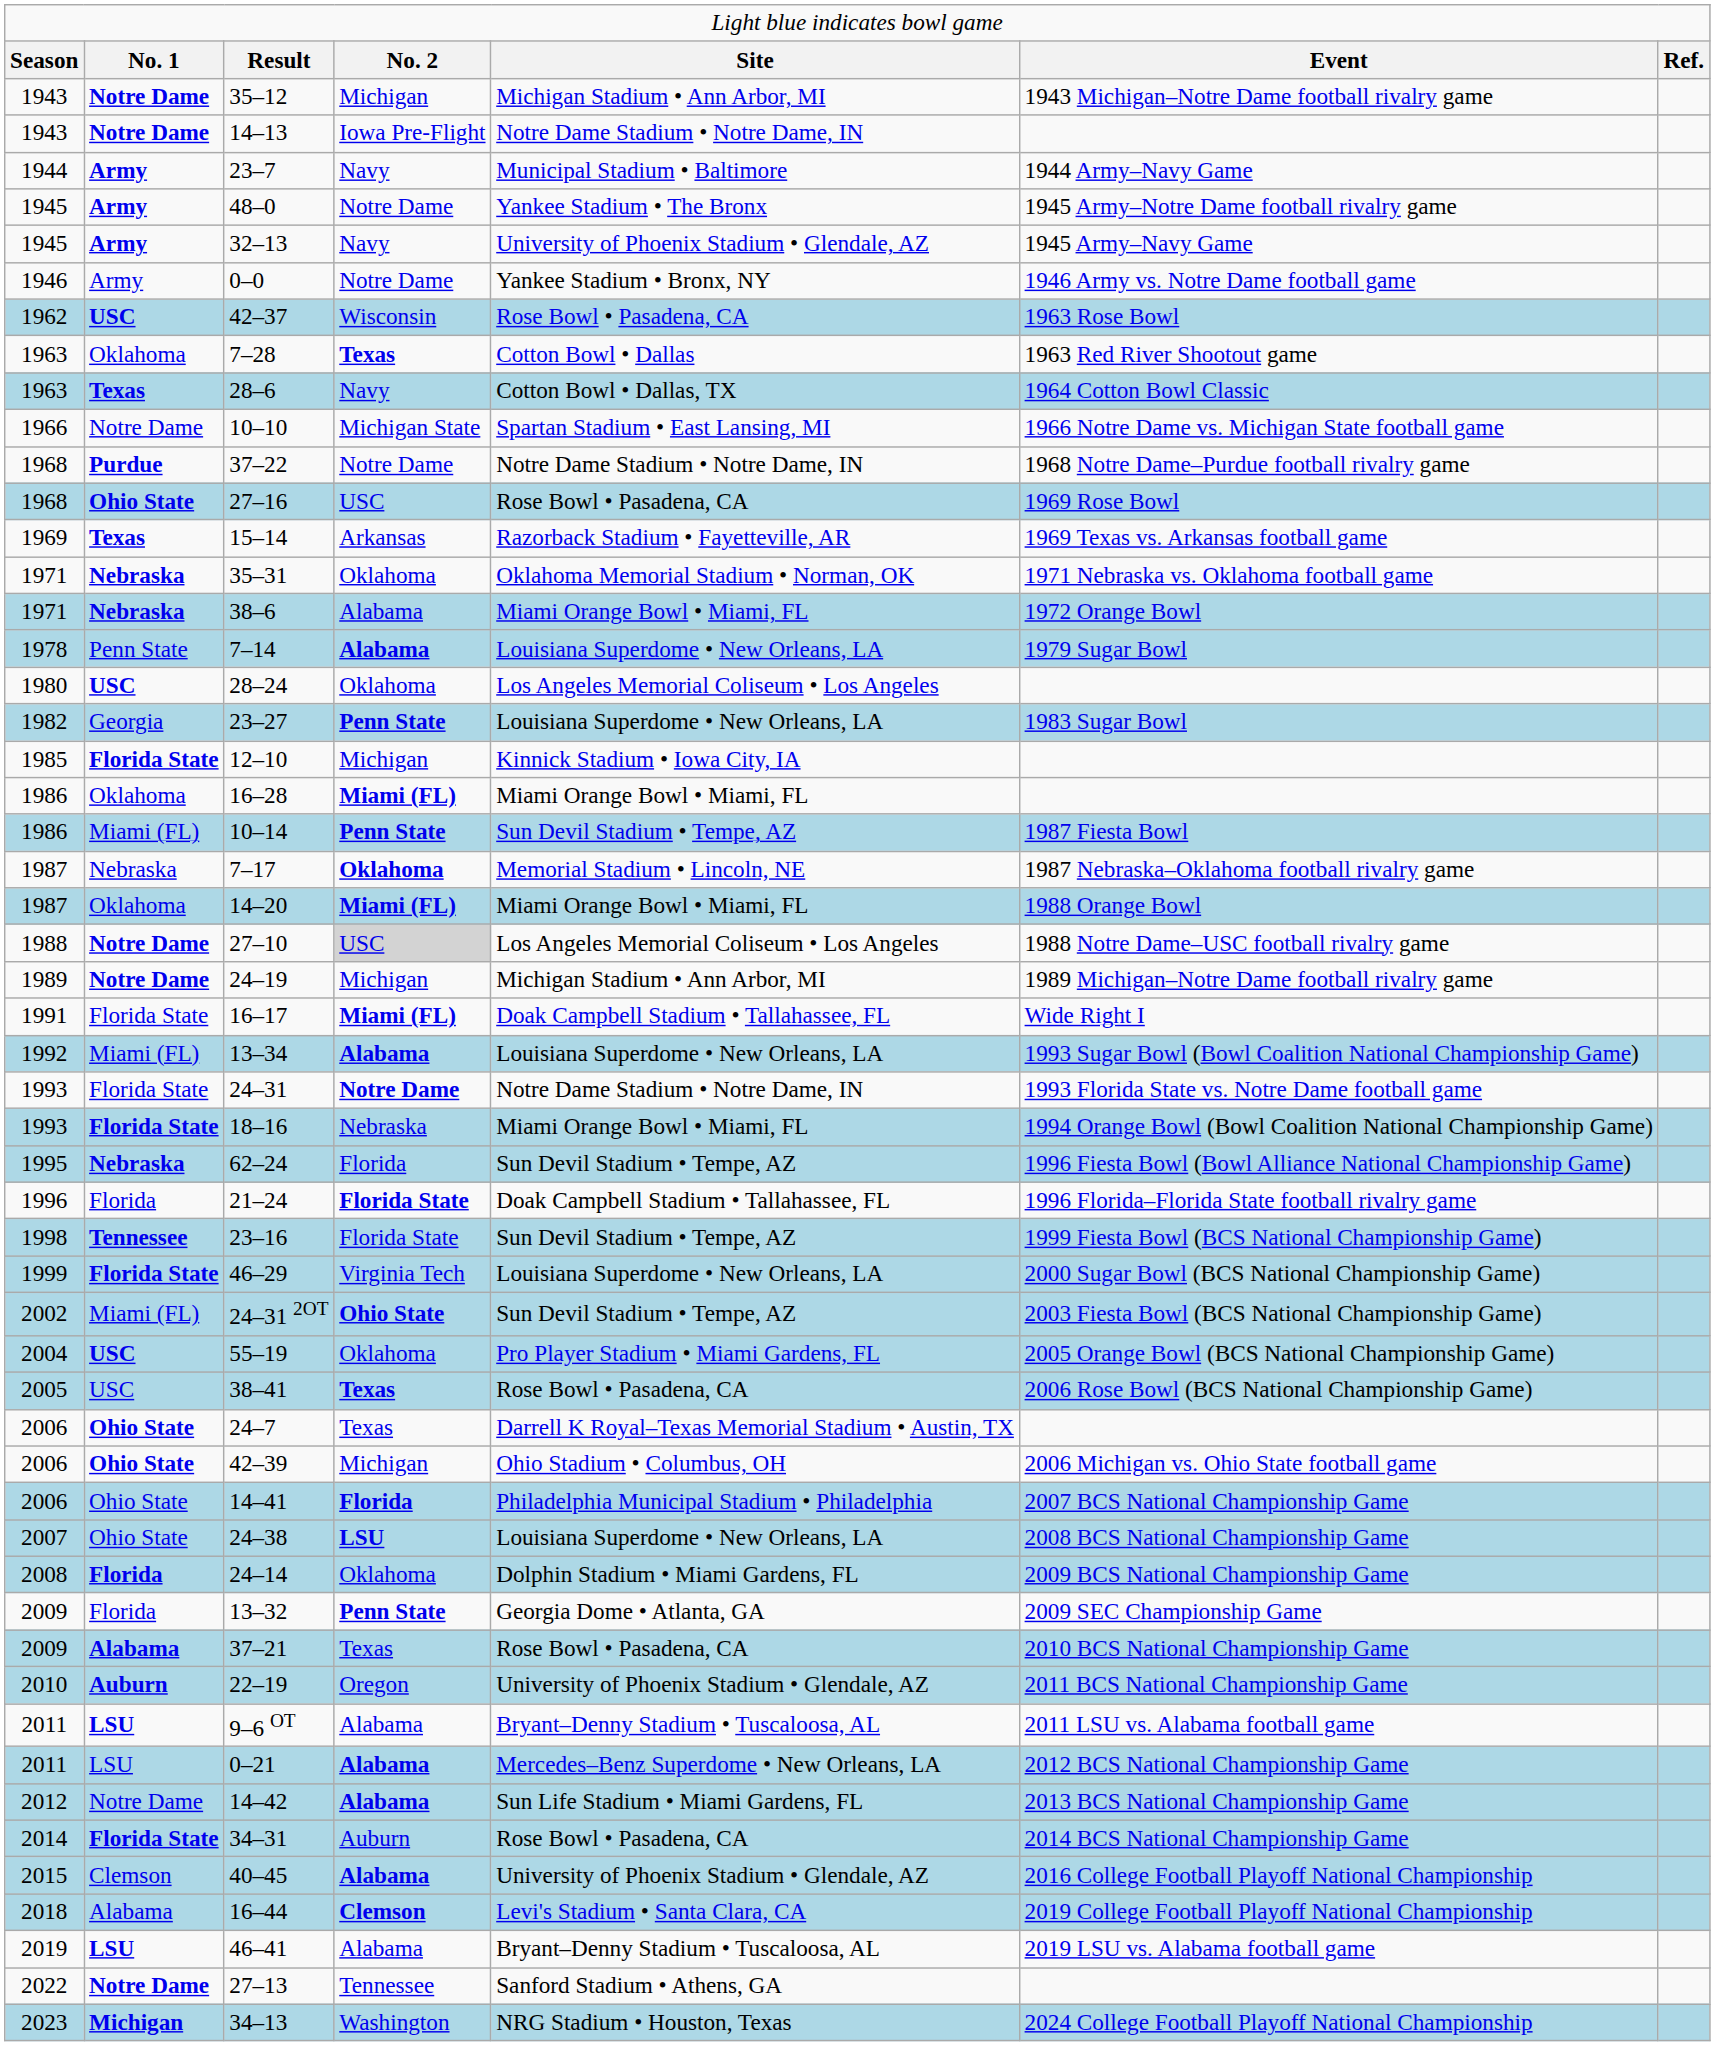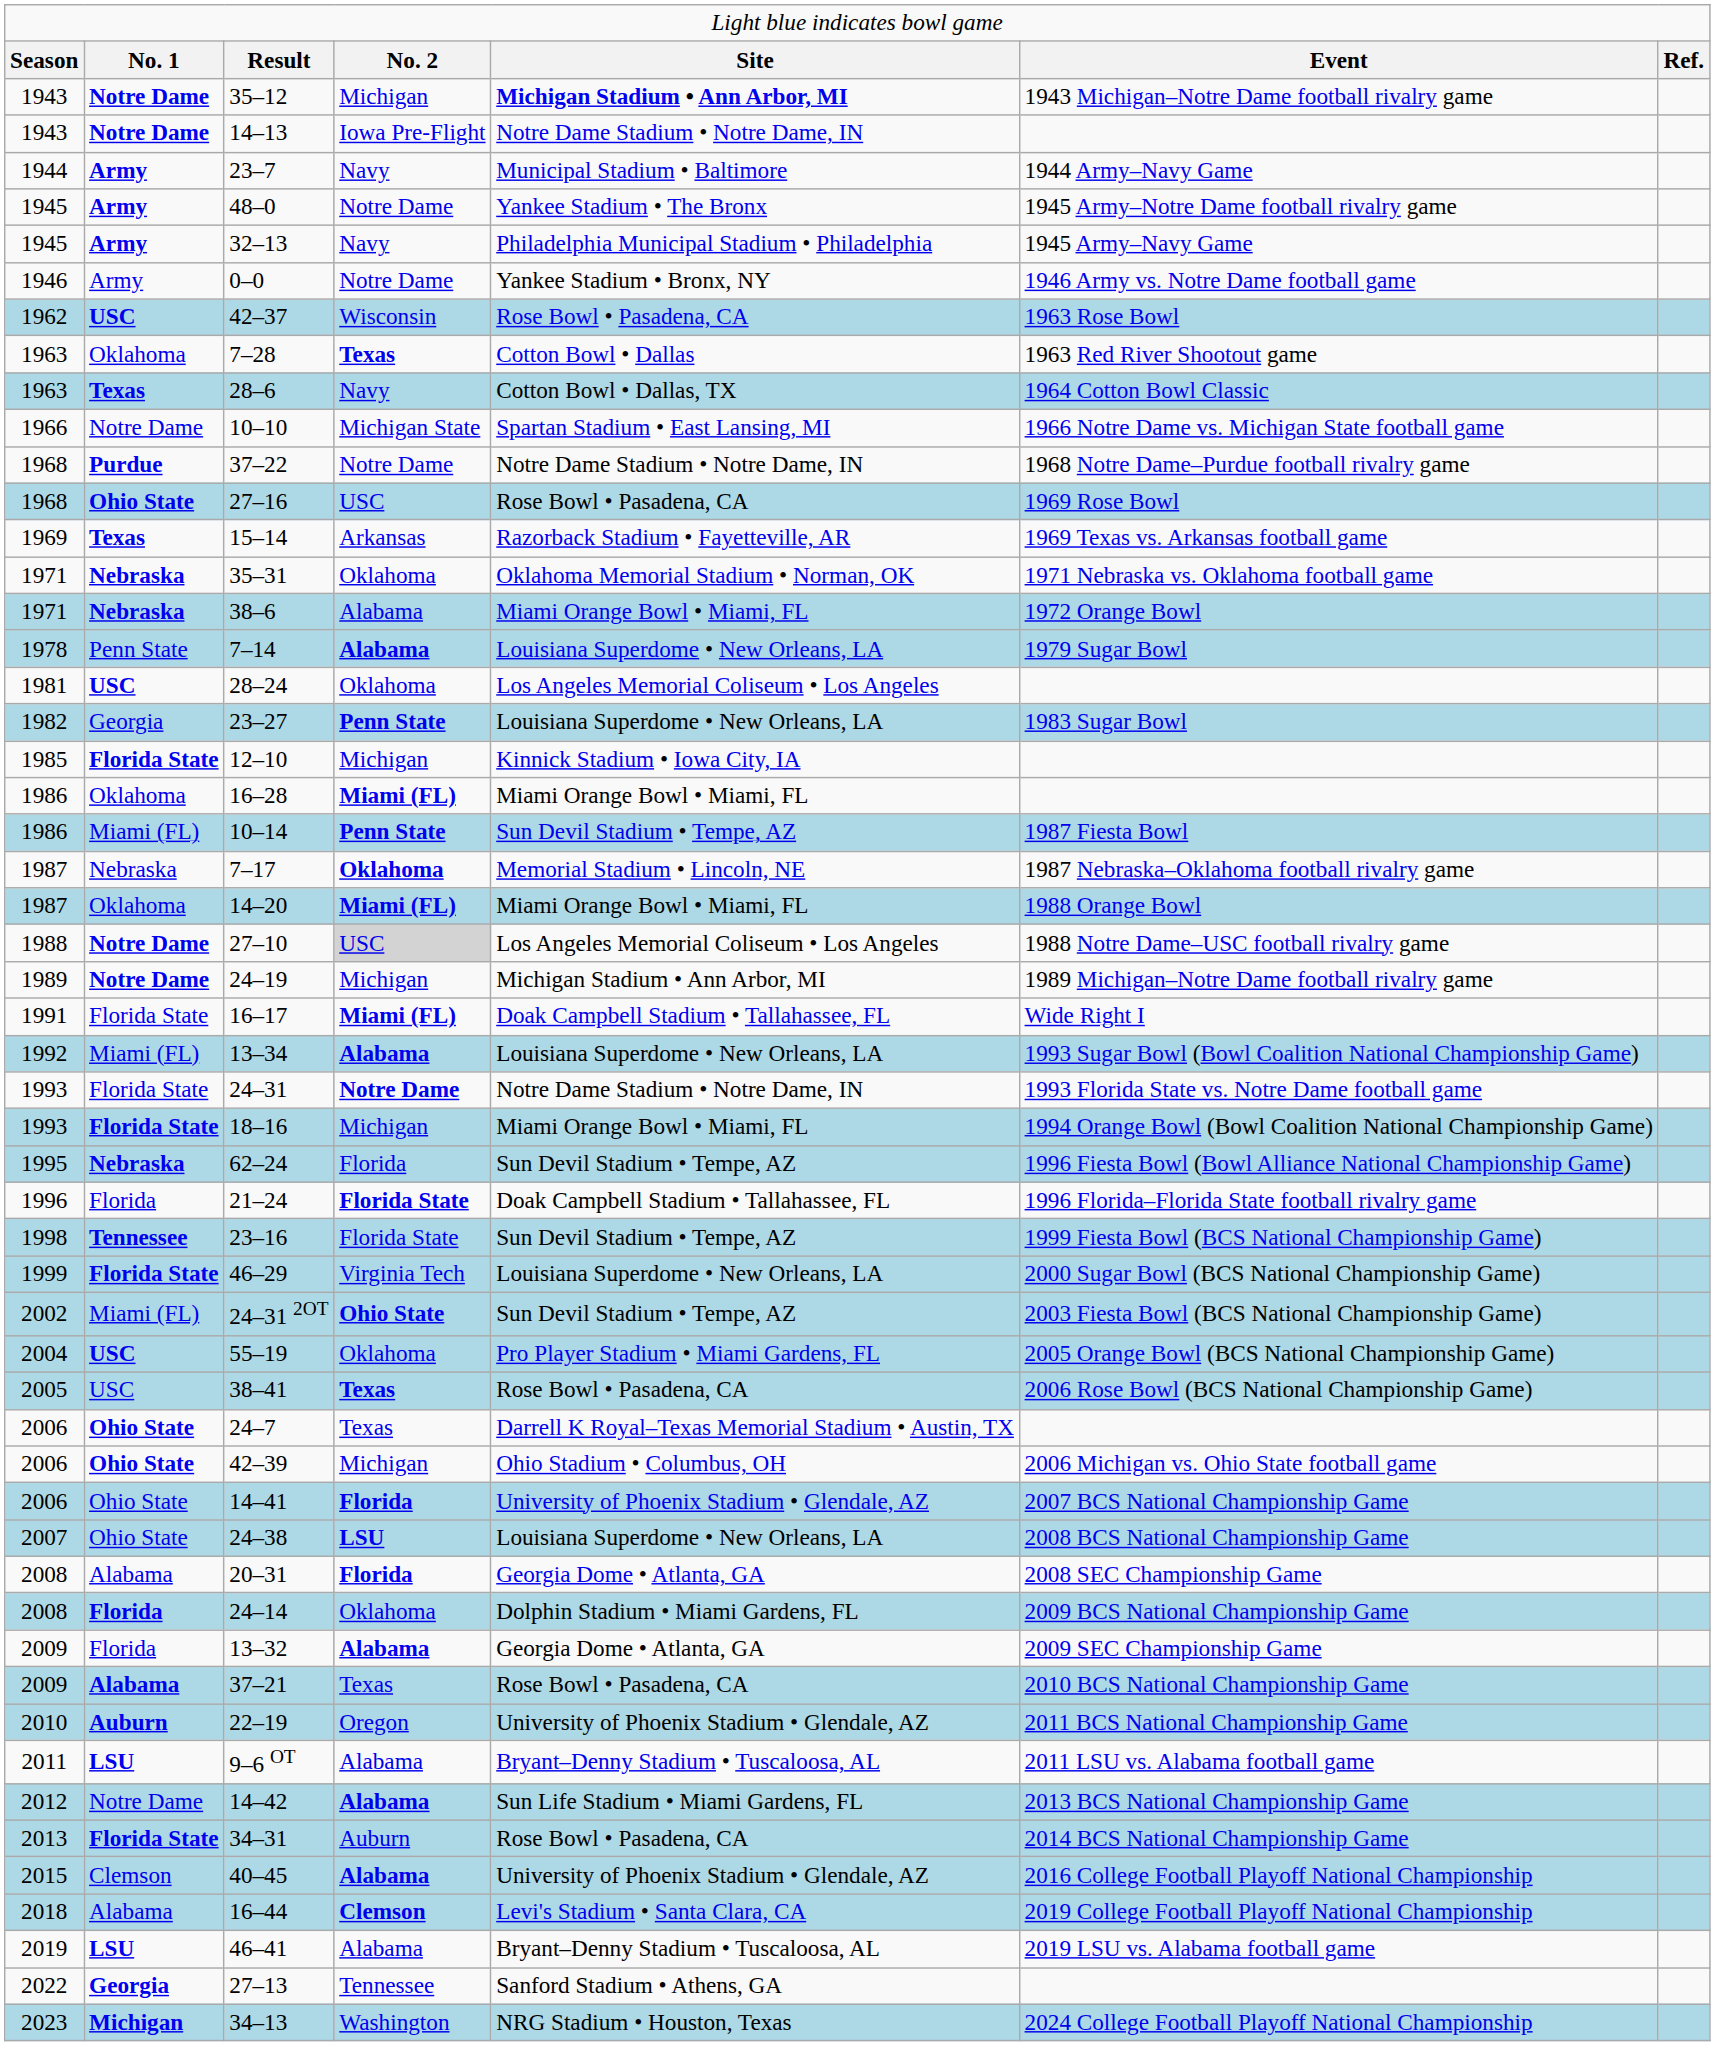(661, 96) normal -> (672, 96) bold
(713, 243) University of Phoenix Stadium • Glendale, AZ -> (714, 243) Philadelphia Municipal Stadium • Philadelphia
(44, 685) 1980 -> (44, 685) 1981
(383, 1126) Nebraska -> (384, 1126) Michigan
(714, 1500) Philadelphia Municipal Stadium • Philadelphia -> (713, 1500) University of Phoenix Stadium • Glendale, AZ
+ row: (258, 1574)
(392, 1611) Penn State -> (384, 1648) Alabama
- row: (253, 1764)
(44, 1838) 2014 -> (44, 1838) 2013
(149, 1985) Notre Dame -> (129, 1985) Georgia
